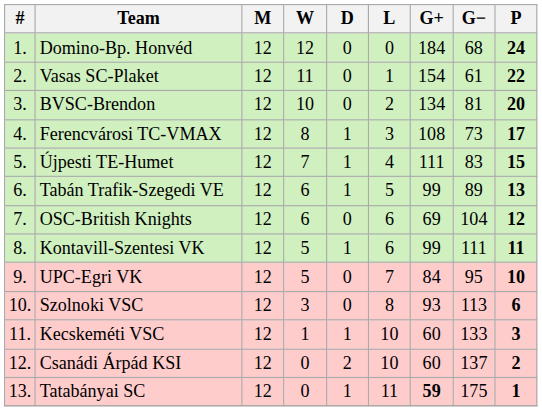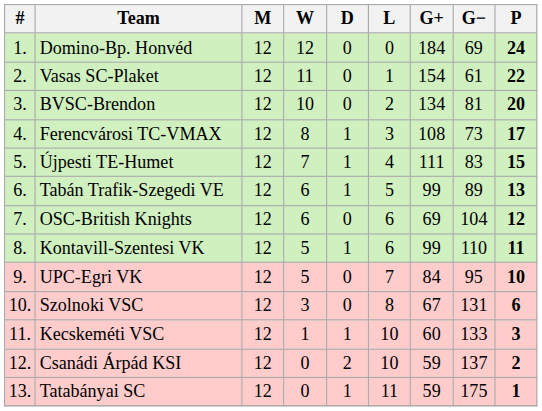(474, 47) 68 -> (474, 47) 69
(474, 248) 111 -> (474, 248) 110
(432, 305) 93 -> (432, 305) 67
(474, 305) 113 -> (474, 305) 131
(432, 362) 60 -> (432, 362) 59
(432, 391) bold -> (432, 391) normal
